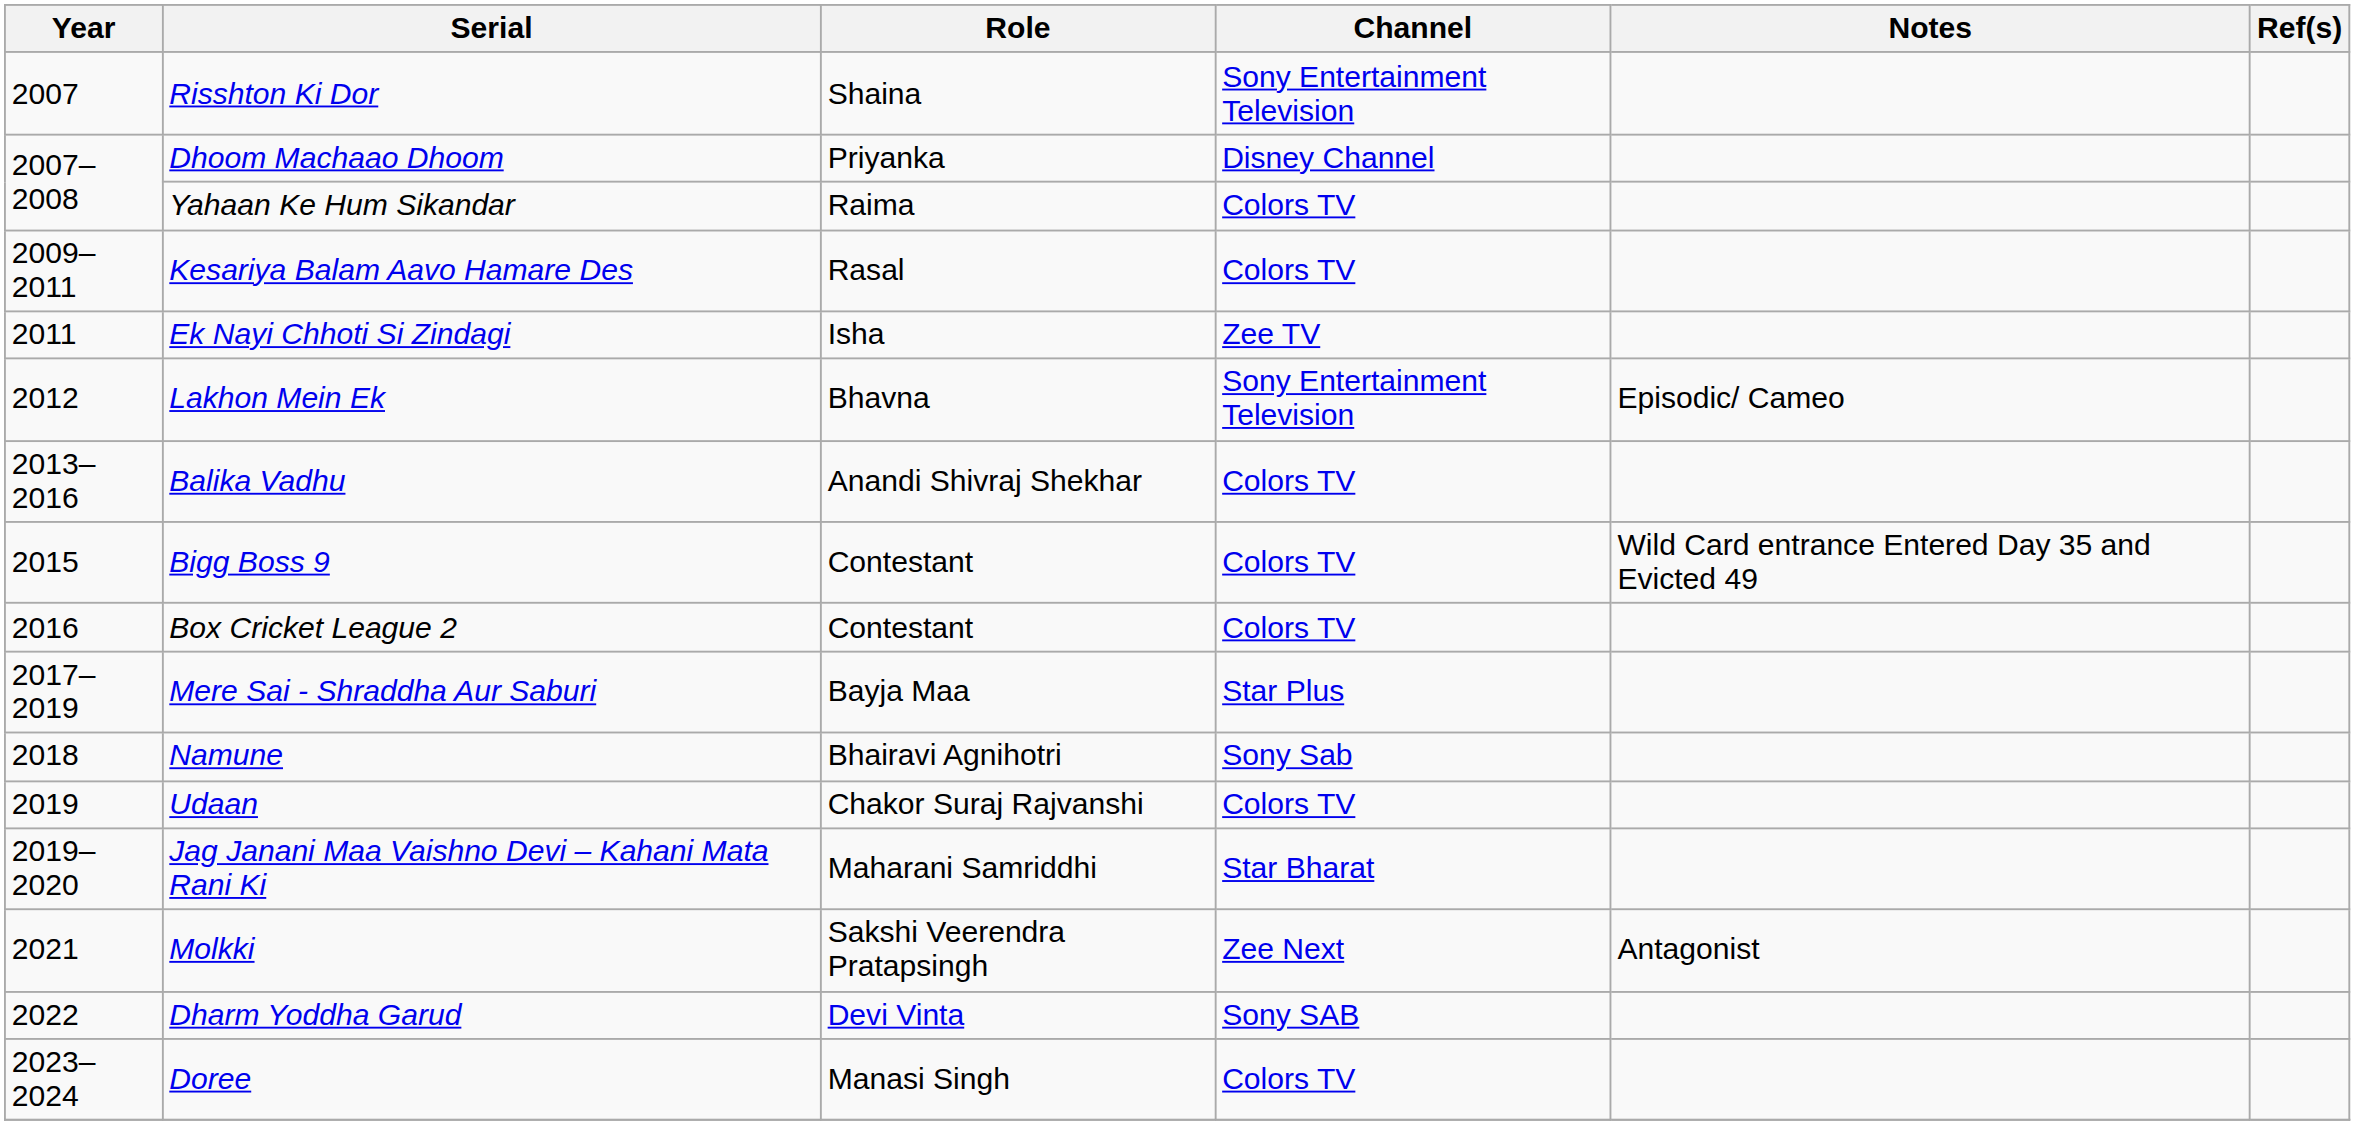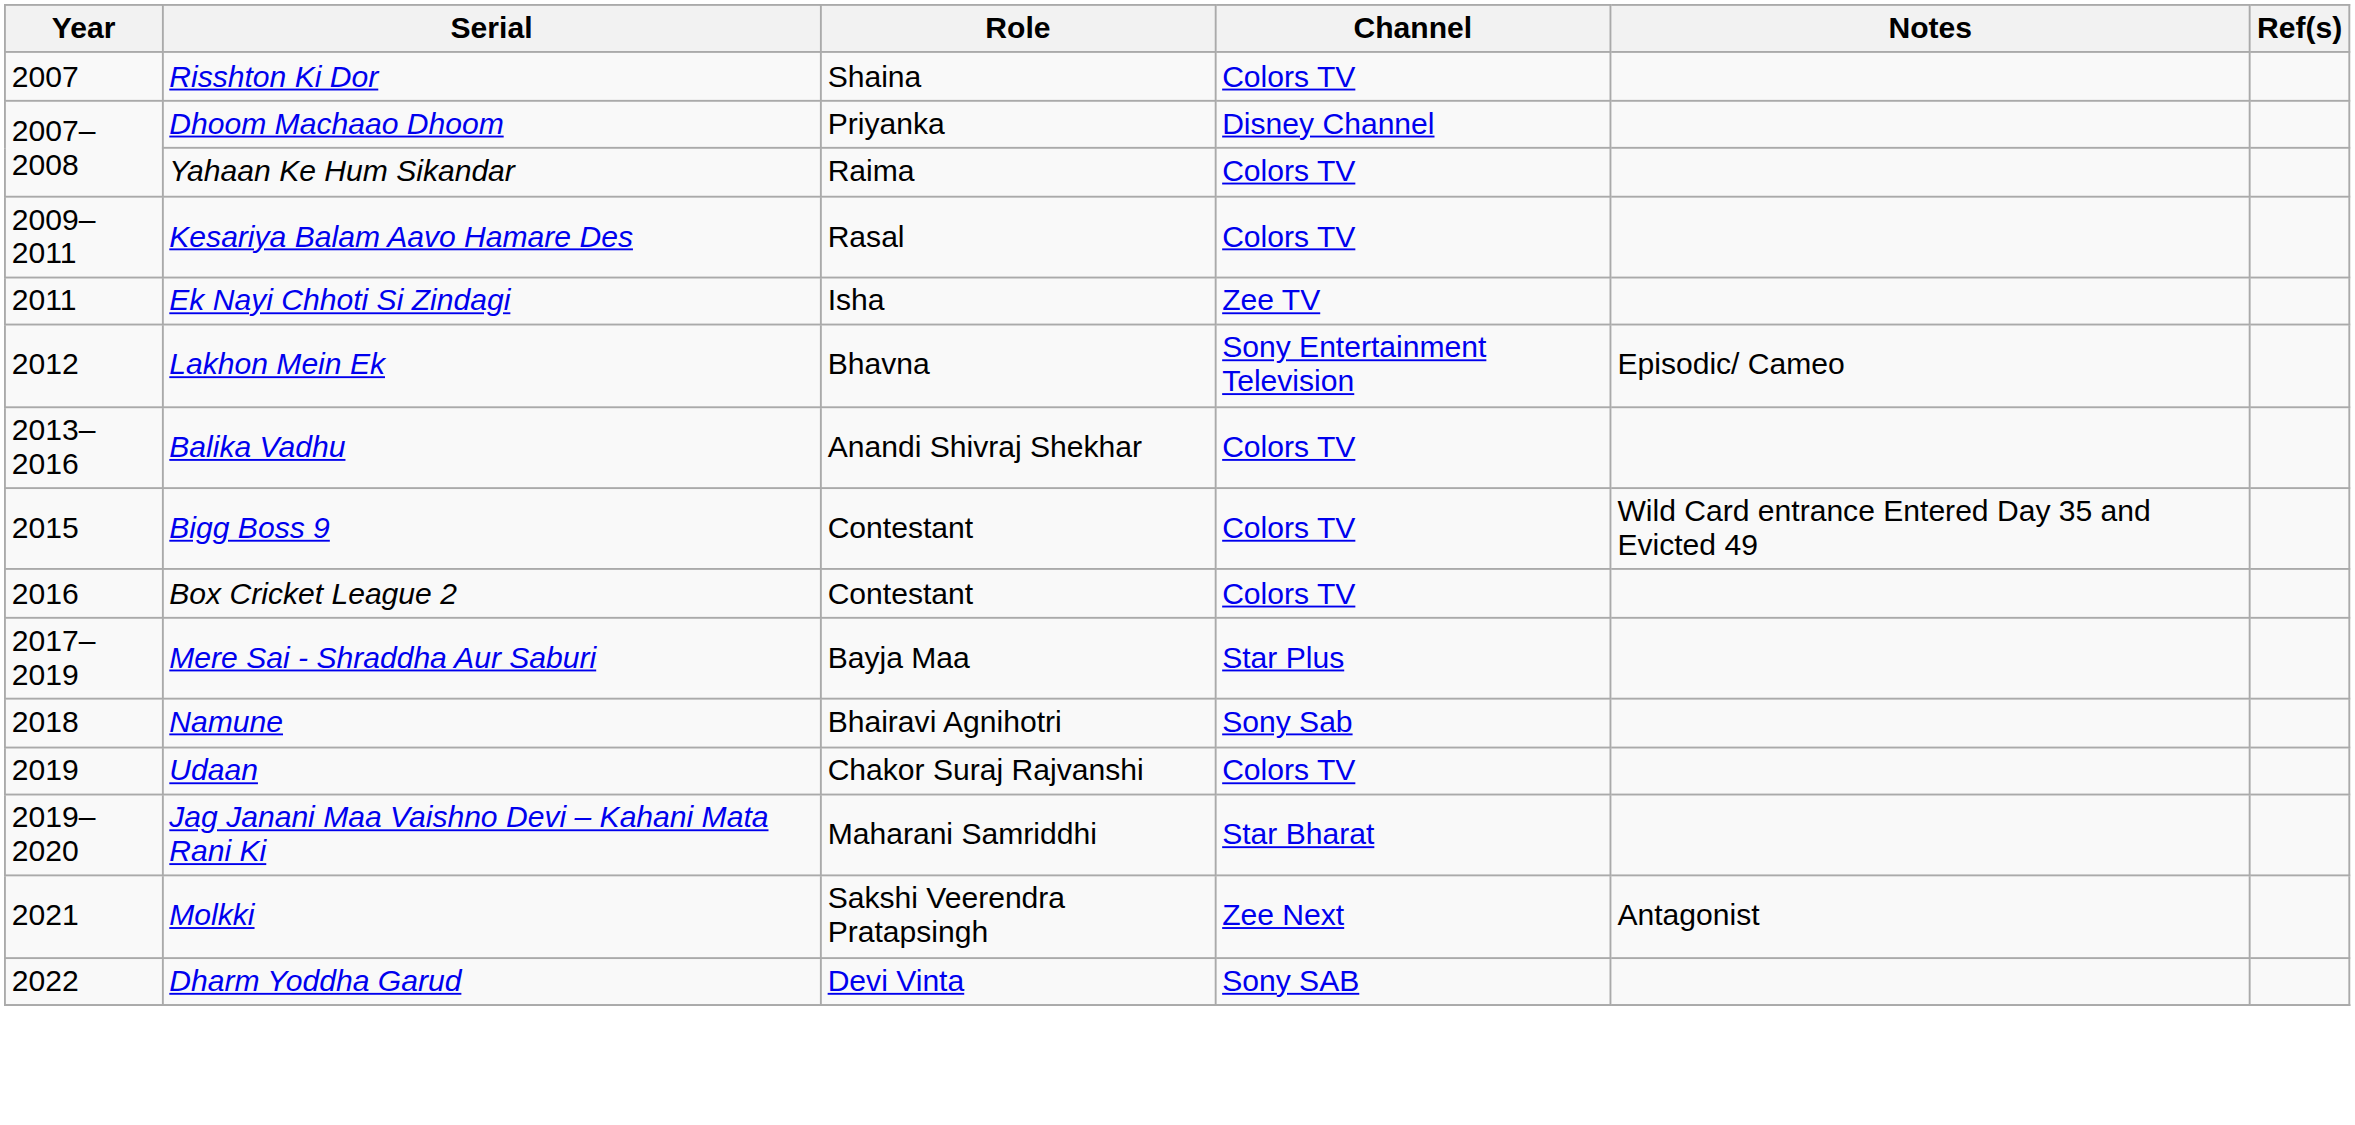(1354, 92) Sony Entertainment Television -> (1289, 76) Colors TV
- row: (210, 1079)
